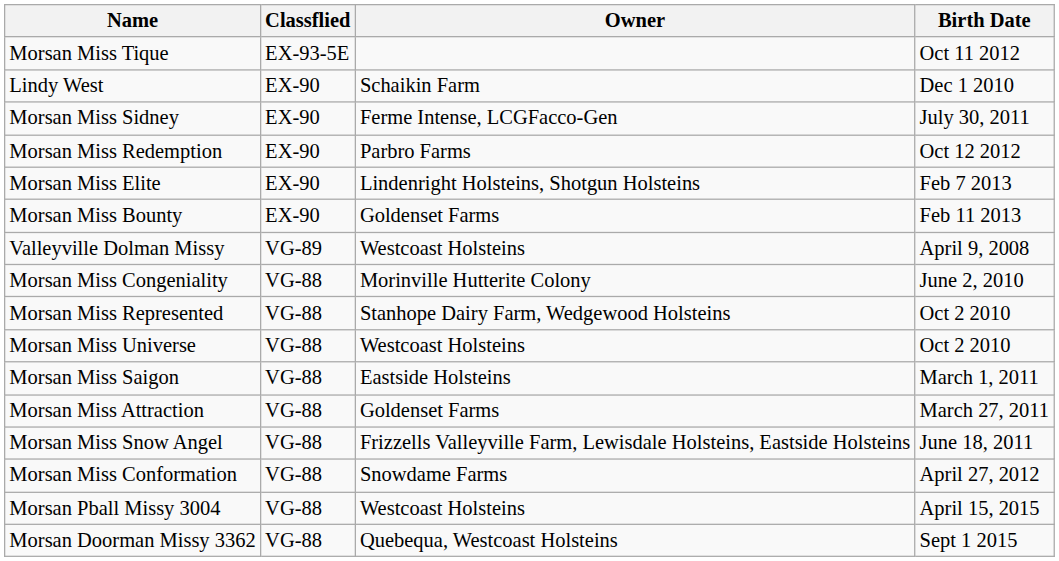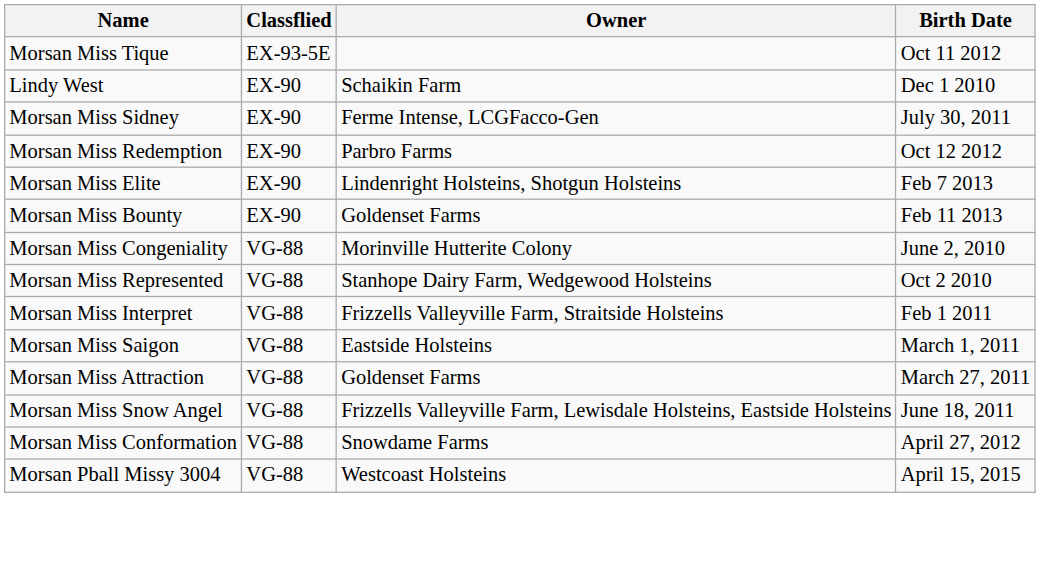- row: (117, 248)
- row: (103, 345)
+ row: (101, 313)
- row: (133, 540)
